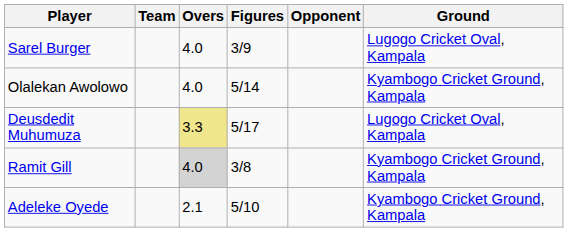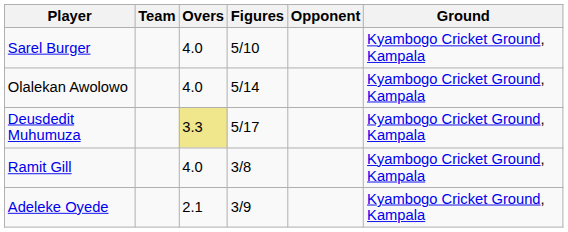(241, 47) 3/9 -> (245, 47) 5/10
(436, 47) Lugogo Cricket Oval, Kampala -> (456, 47) Kyambogo Cricket Ground, Kampala
(436, 127) Lugogo Cricket Oval, Kampala -> (456, 127) Kyambogo Cricket Ground, Kampala
(193, 167) lightgrey background -> (193, 167) no background
(245, 207) 5/10 -> (241, 207) 3/9
